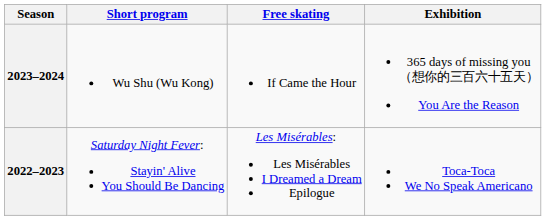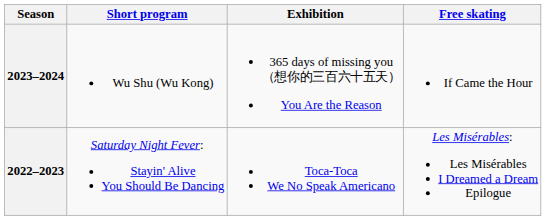columns swapped: (296, 14) <-> (453, 14)
